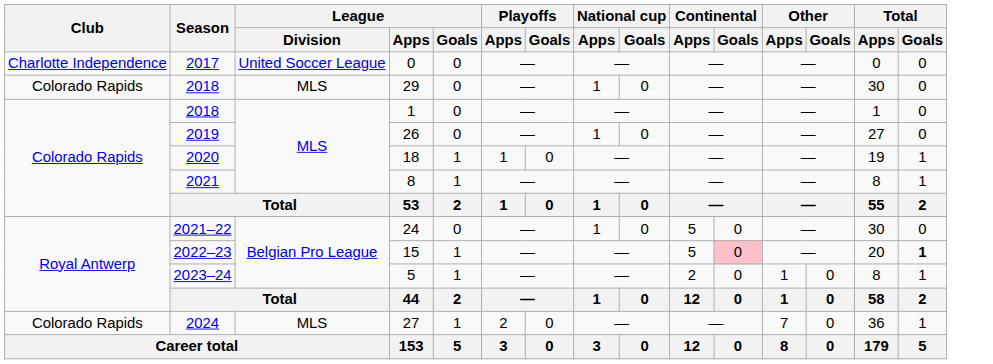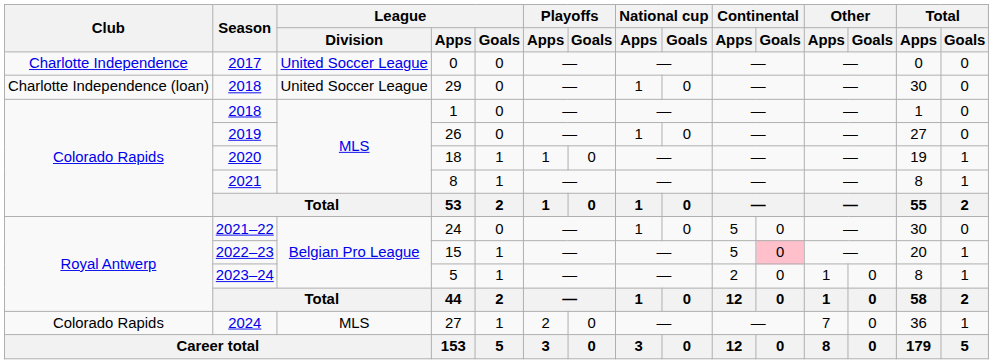(87, 87) Colorado Rapids -> (108, 87) Charlotte Independence (loan)
(312, 87) MLS -> (354, 87) United Soccer League
(922, 252) bold -> (965, 252) normal
